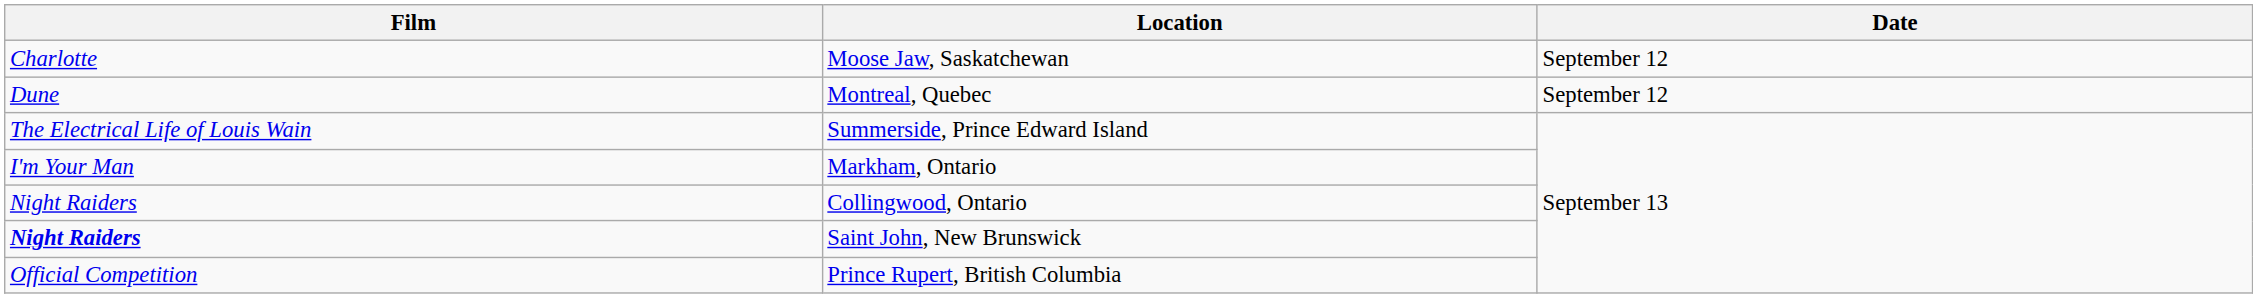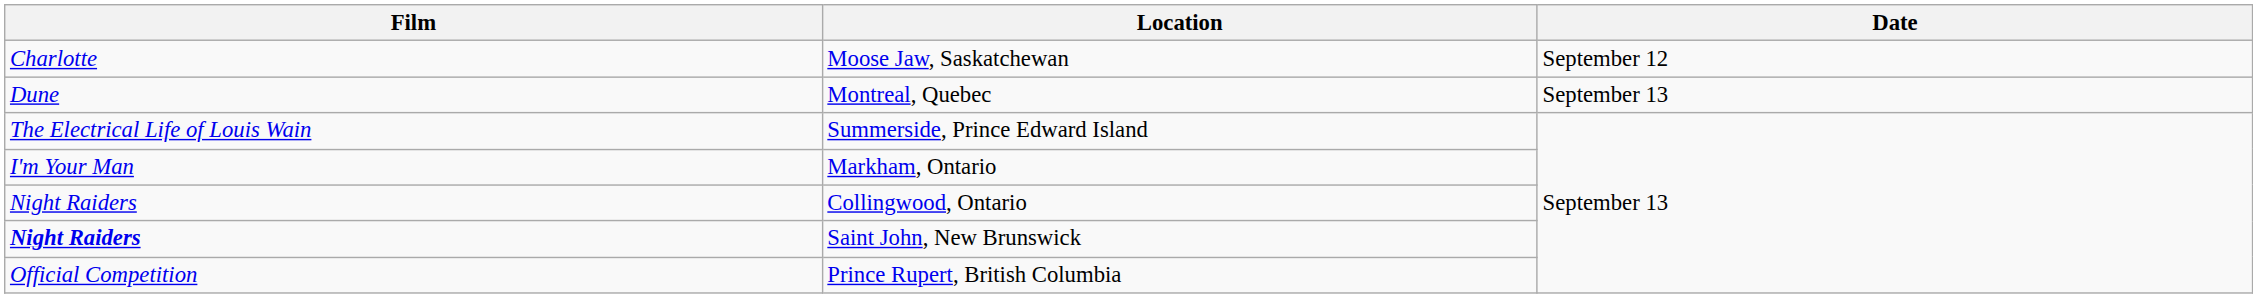(1605, 94) September 12 -> (1605, 94) September 13
